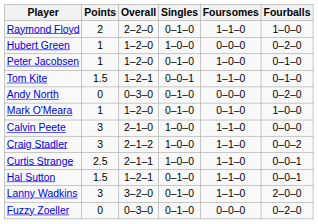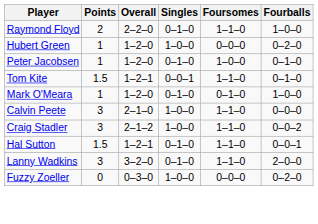- row: (33, 95)
- row: (40, 161)
(179, 210) 0–1–0 -> (179, 177) 1–0–0
